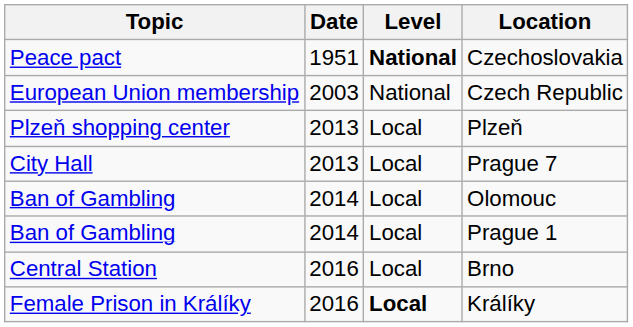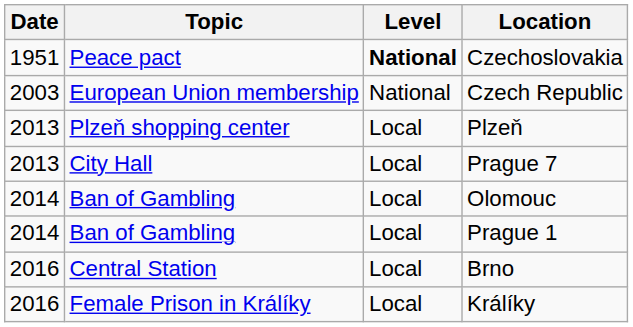columns swapped: (334, 22) <-> (154, 22)
(398, 304) bold -> (396, 304) normal
